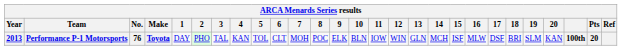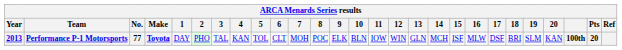(137, 38) 76 -> (137, 38) 77
